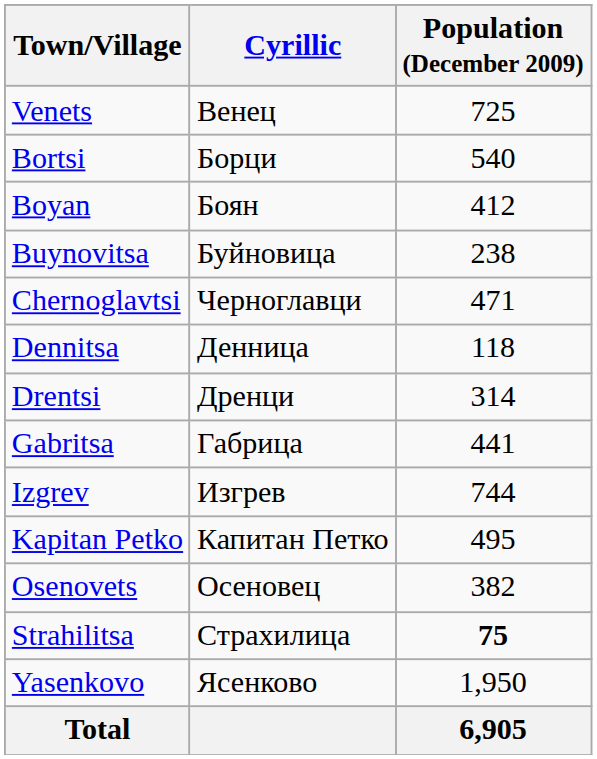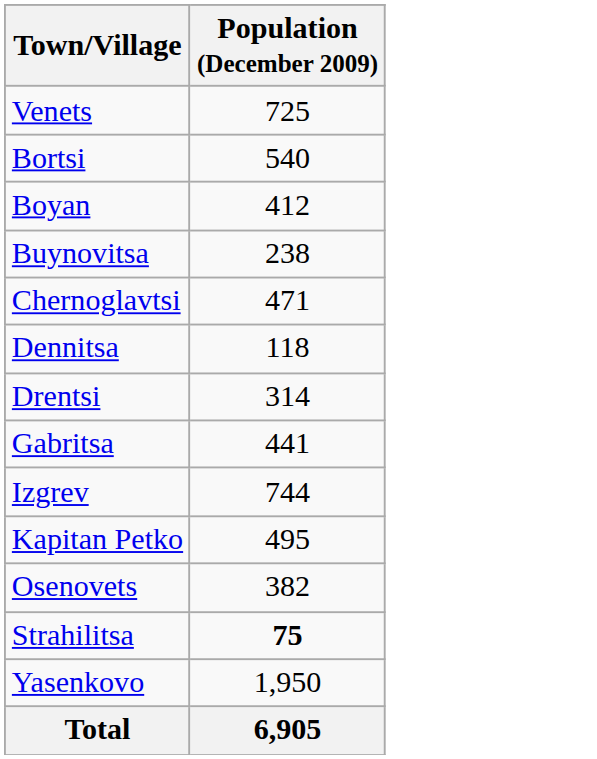- column: (293, 45)
